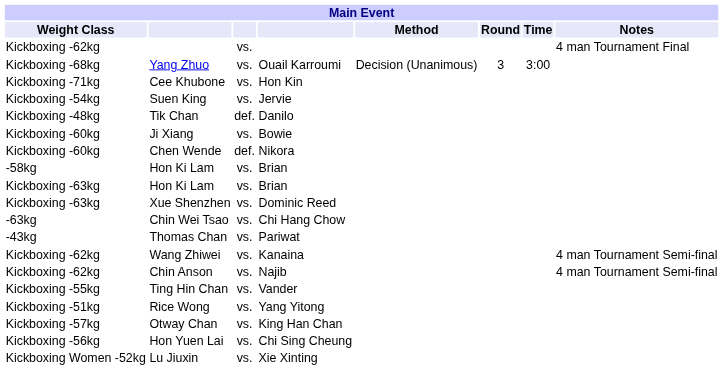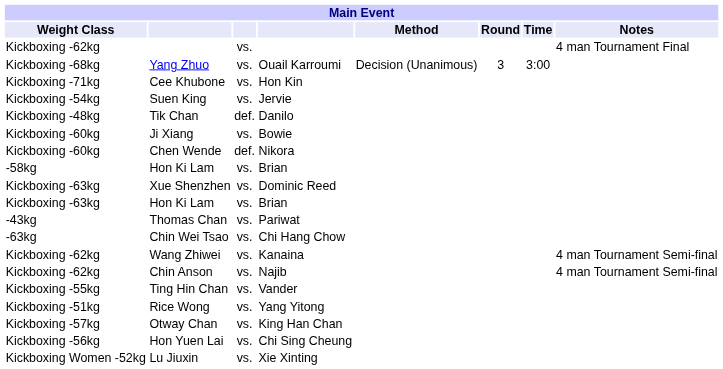rows swapped: (53, 203) <-> (53, 185)
rows swapped: (21, 220) <-> (21, 237)
